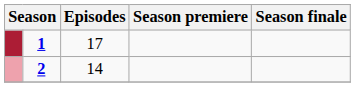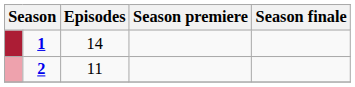(95, 43) 17 -> (95, 43) 14
(95, 69) 14 -> (95, 69) 11
